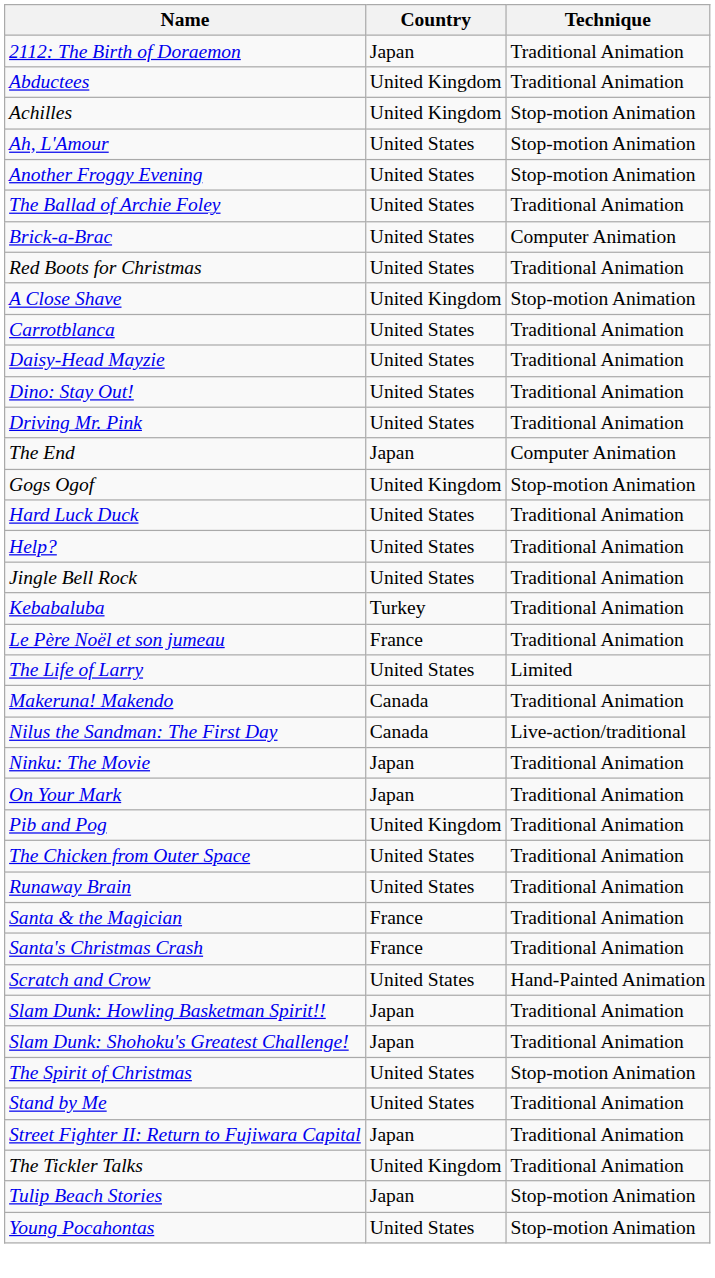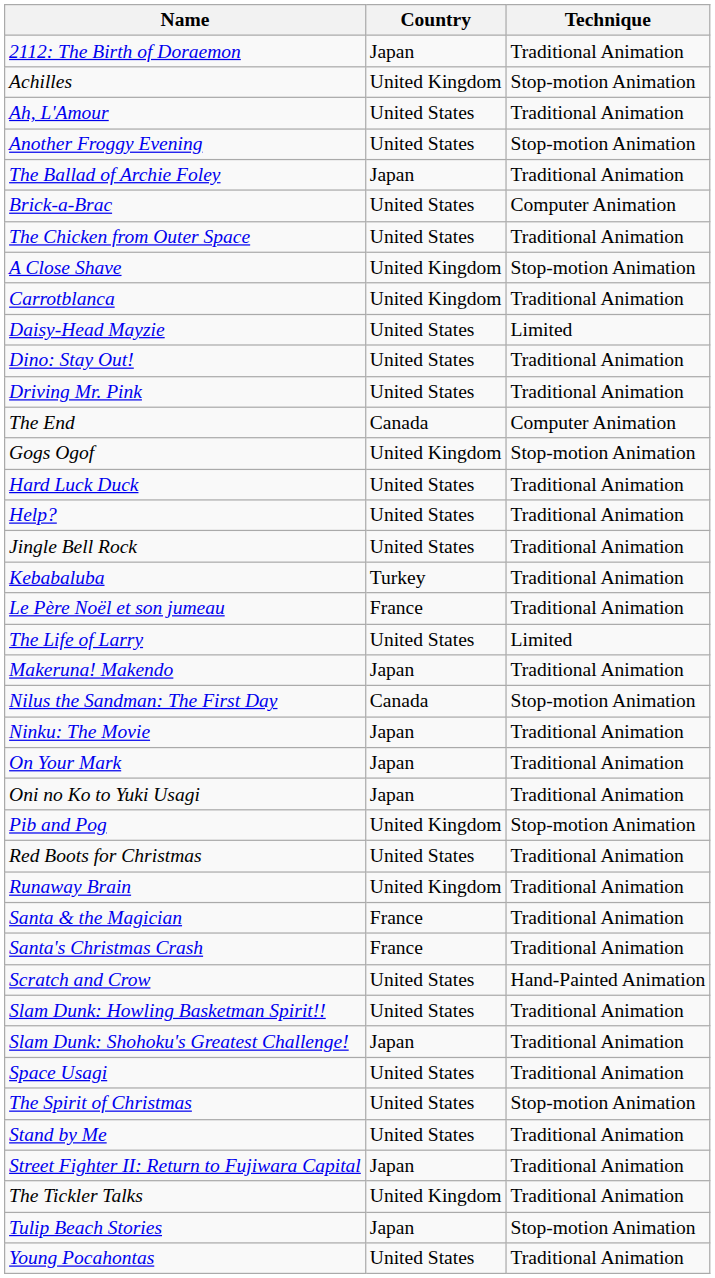- row: (49, 81)
(603, 143) Stop-motion Animation -> (597, 112) Traditional Animation
(422, 205) United States -> (392, 174) Japan
rows swapped: (130, 855) <-> (105, 267)
(422, 329) United States -> (436, 298) United Kingdom
(597, 360) Traditional Animation -> (541, 329) Limited
(392, 453) Japan -> (399, 422) Canada
(399, 701) Canada -> (392, 670) Japan
(598, 732) Live-action/traditional -> (603, 701) Stop-motion Animation
+ row: (104, 793)
(597, 824) Traditional Animation -> (603, 824) Stop-motion Animation
(422, 886) United States -> (436, 886) United Kingdom
(392, 1010) Japan -> (422, 1010) United States
+ row: (58, 1072)
(603, 1227) Stop-motion Animation -> (597, 1258) Traditional Animation
